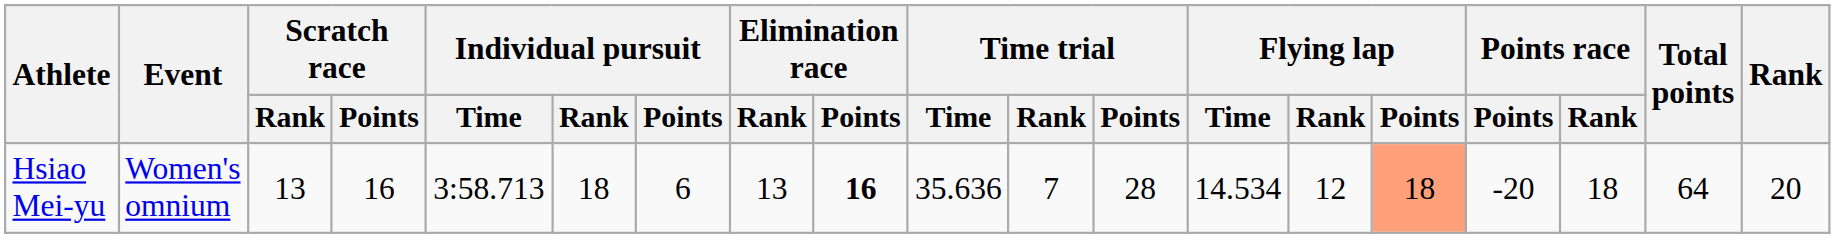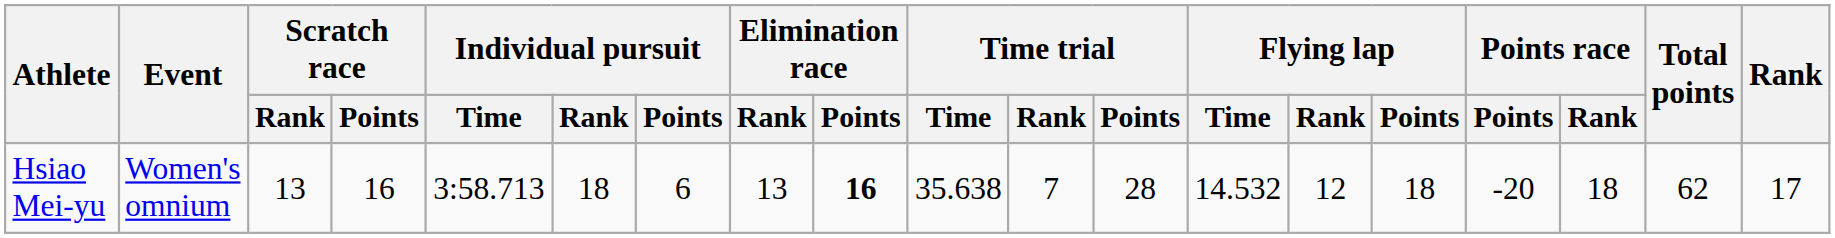(958, 187) 35.636 -> (958, 187) 35.638
(1238, 187) 14.534 -> (1238, 187) 14.532
(1420, 187) lightsalmon background -> (1420, 187) no background
(1693, 187) 64 -> (1693, 187) 62
(1786, 187) 20 -> (1786, 187) 17
